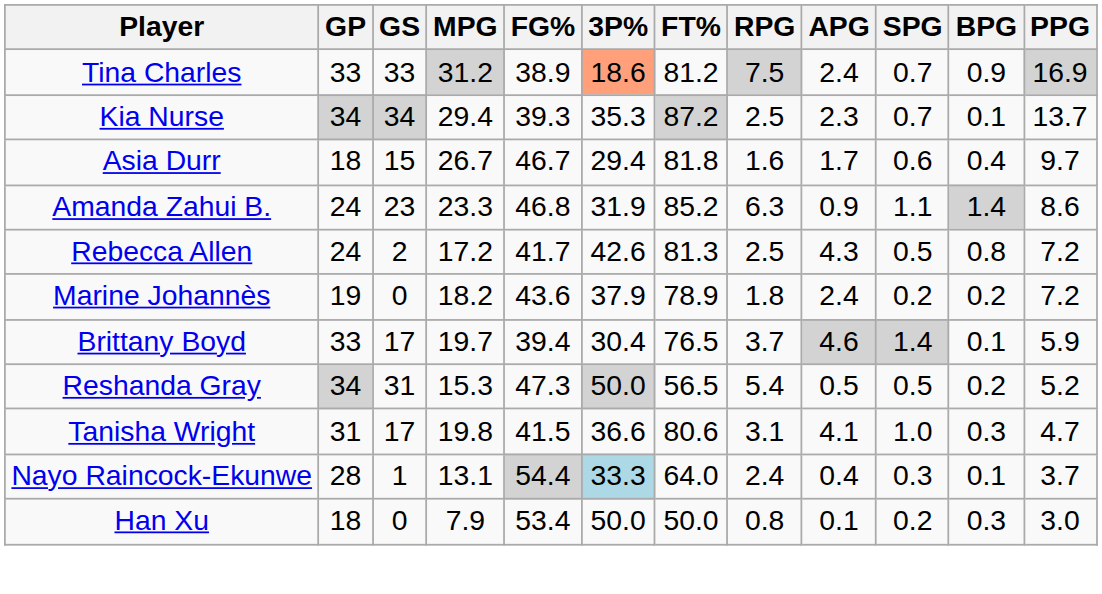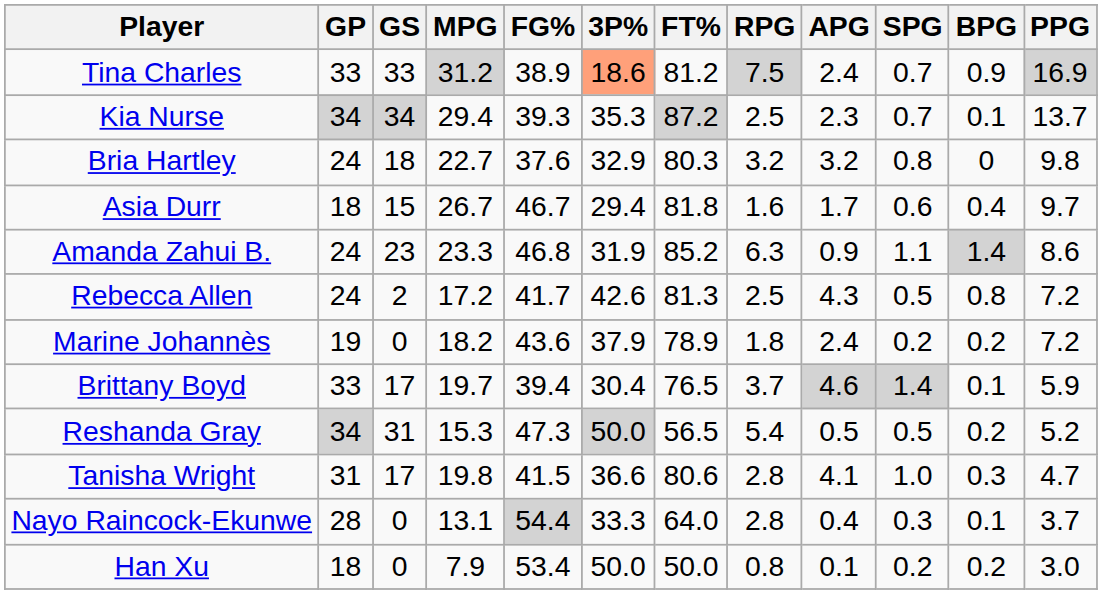+ row: (162, 161)
(765, 431) 3.1 -> (765, 476) 2.8
(400, 476) 1 -> (400, 521) 0
(618, 476) lightblue background -> (618, 521) no background
(765, 476) 2.4 -> (765, 521) 2.8
(986, 521) 0.3 -> (986, 565) 0.2
